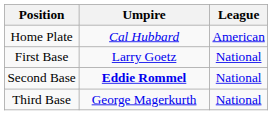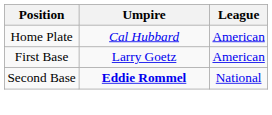(239, 57) National -> (239, 57) American
- row: (42, 99)
